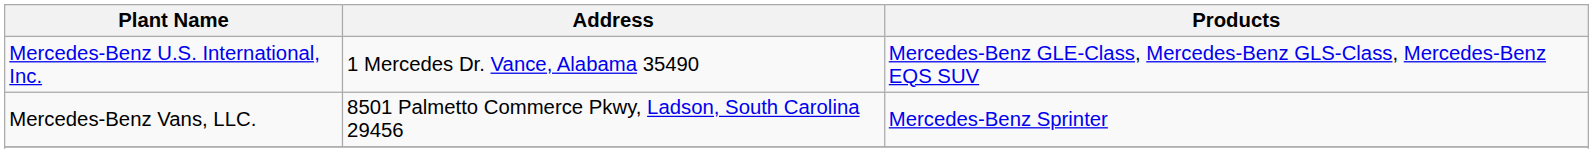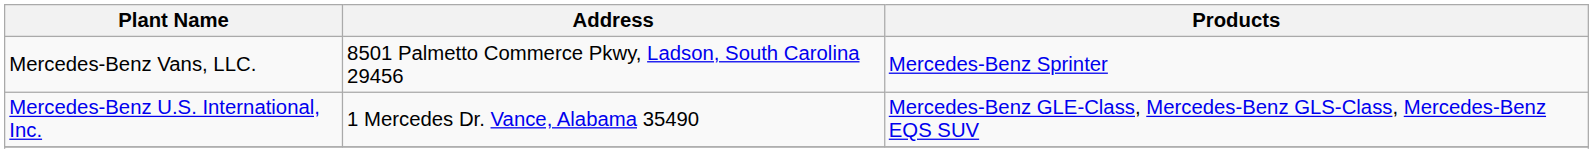rows swapped: (165, 64) <-> (133, 119)
